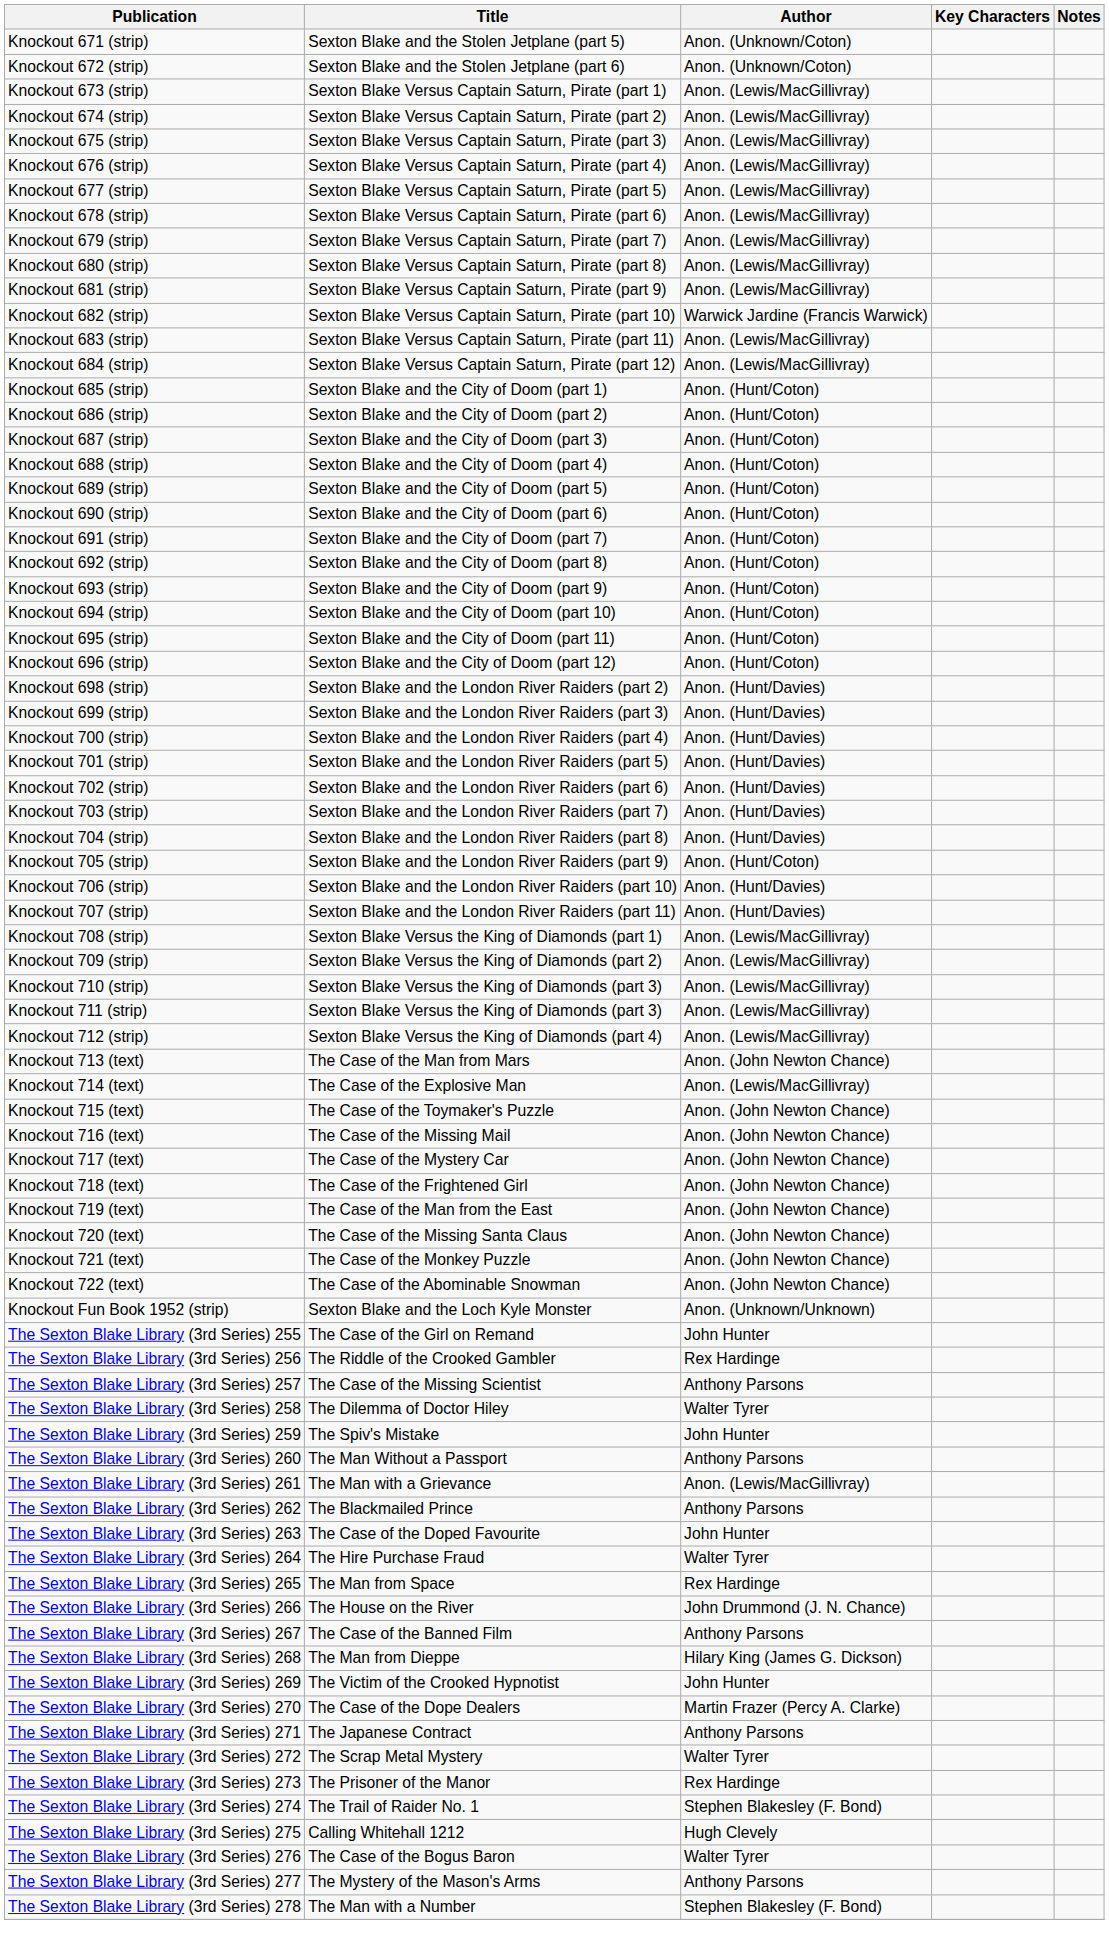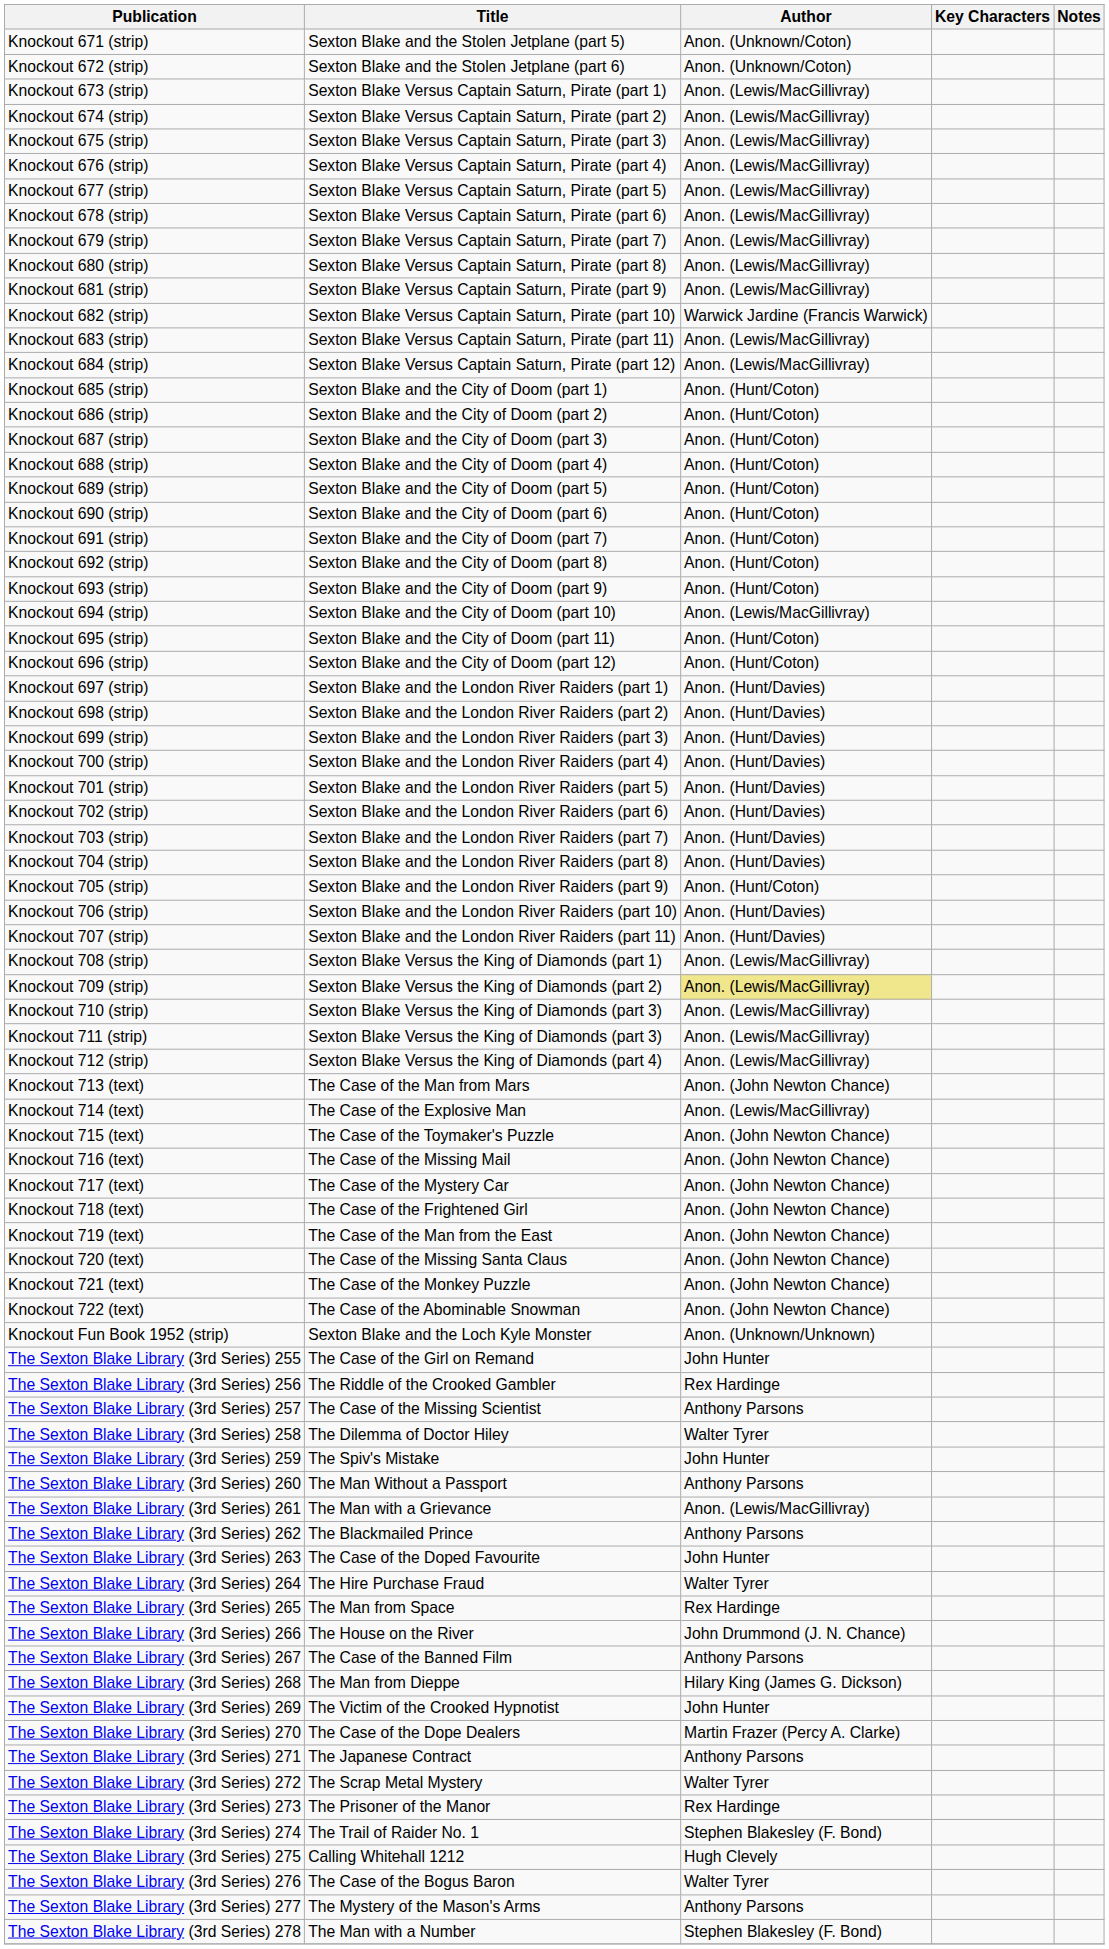(752, 613) Anon. (Hunt/Coton) -> (777, 613) Anon. (Lewis/MacGillivray)
+ row: (78, 688)
(777, 961) no background -> (777, 986) khaki background
